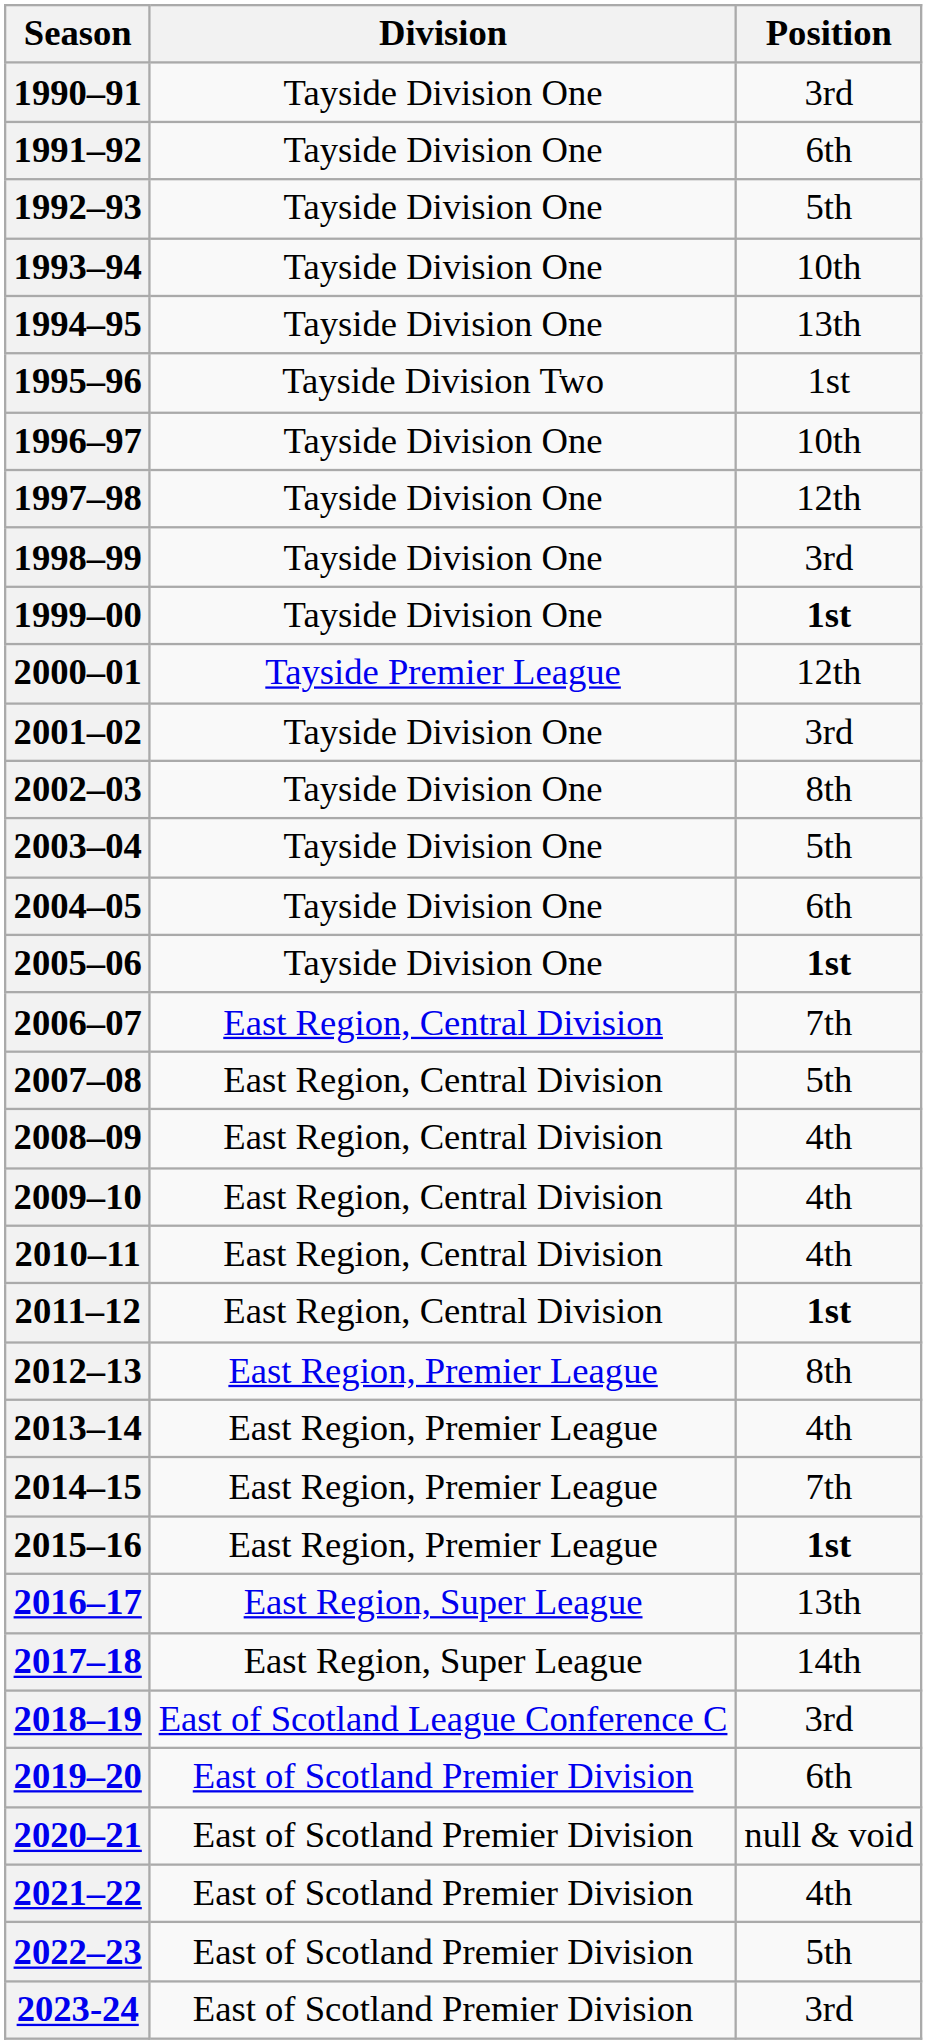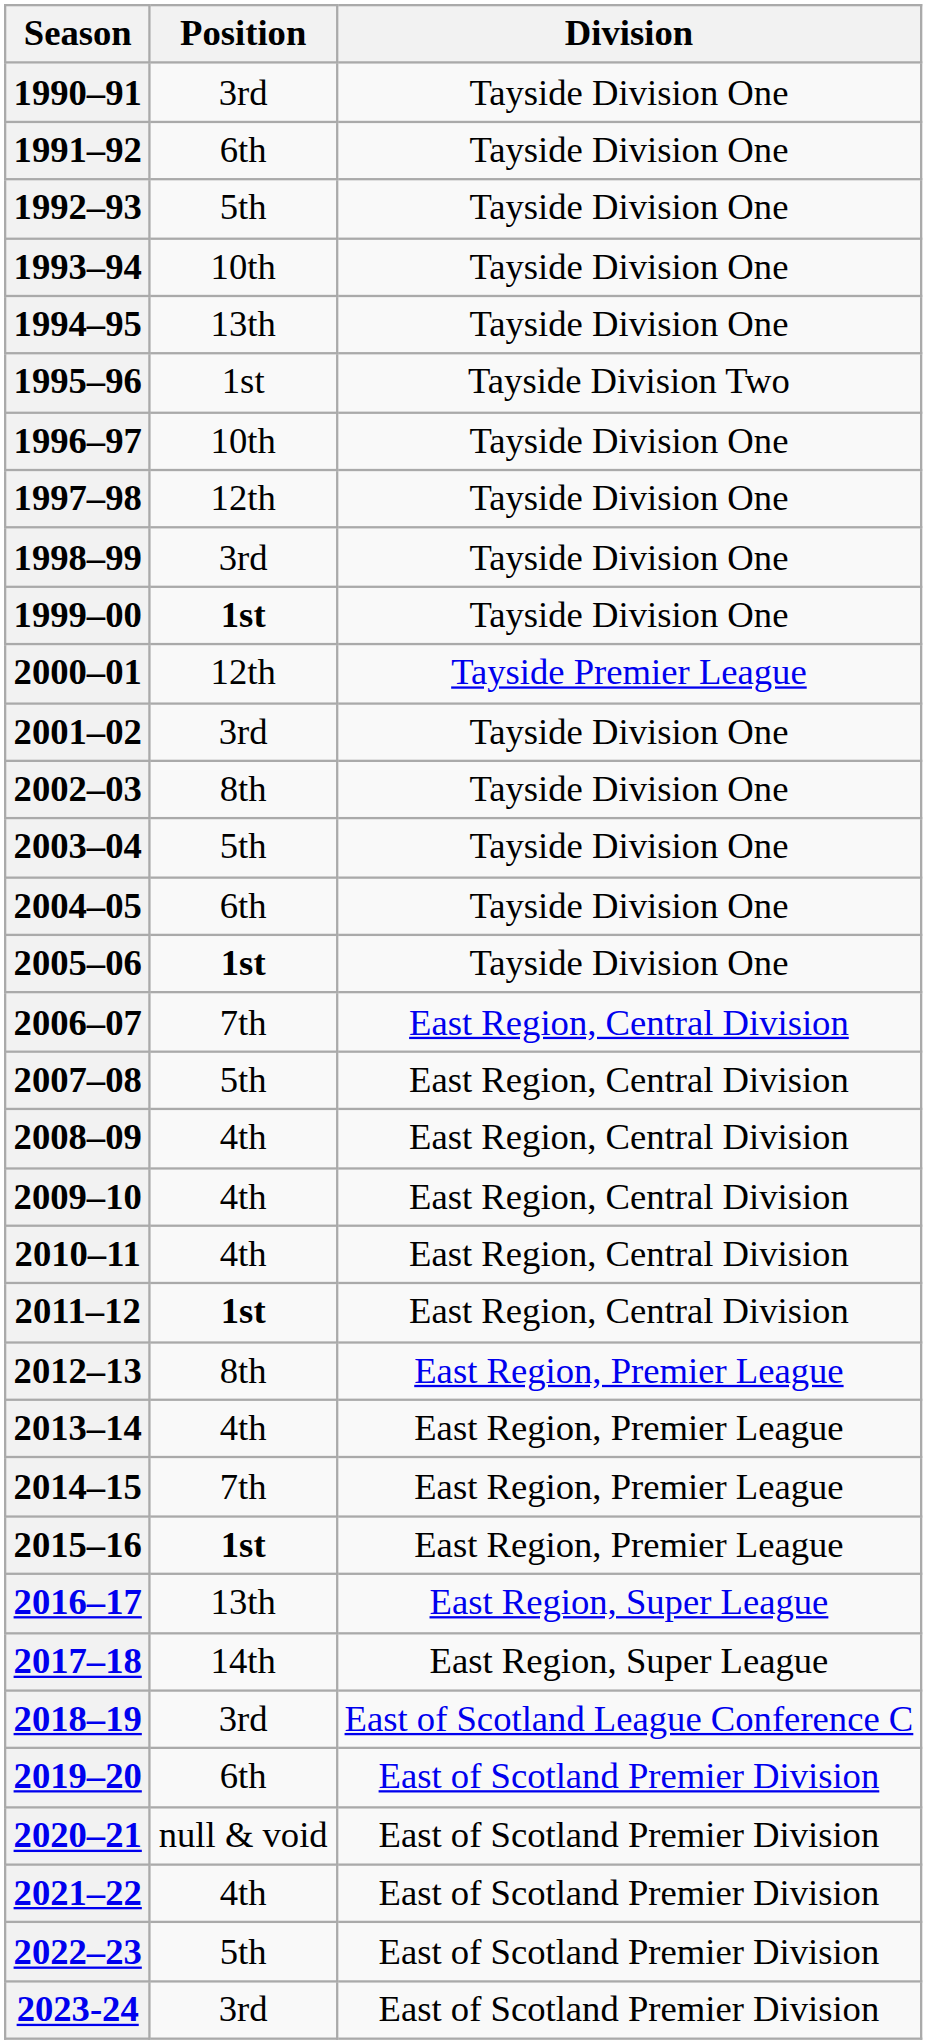columns swapped: (443, 33) <-> (829, 33)
